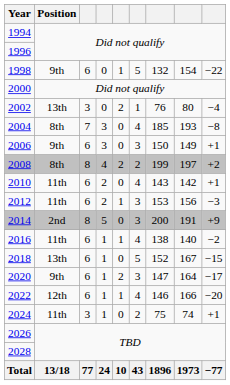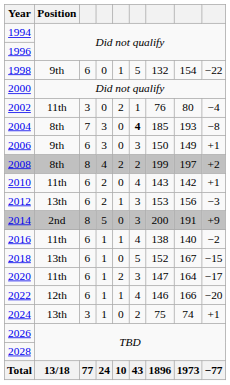(57, 108) 13th -> (57, 108) 11th
(138, 126) normal -> (138, 126) bold
(57, 201) 11th -> (57, 201) 13th
(57, 276) 9th -> (57, 276) 11th
(57, 314) 11th -> (57, 314) 13th
